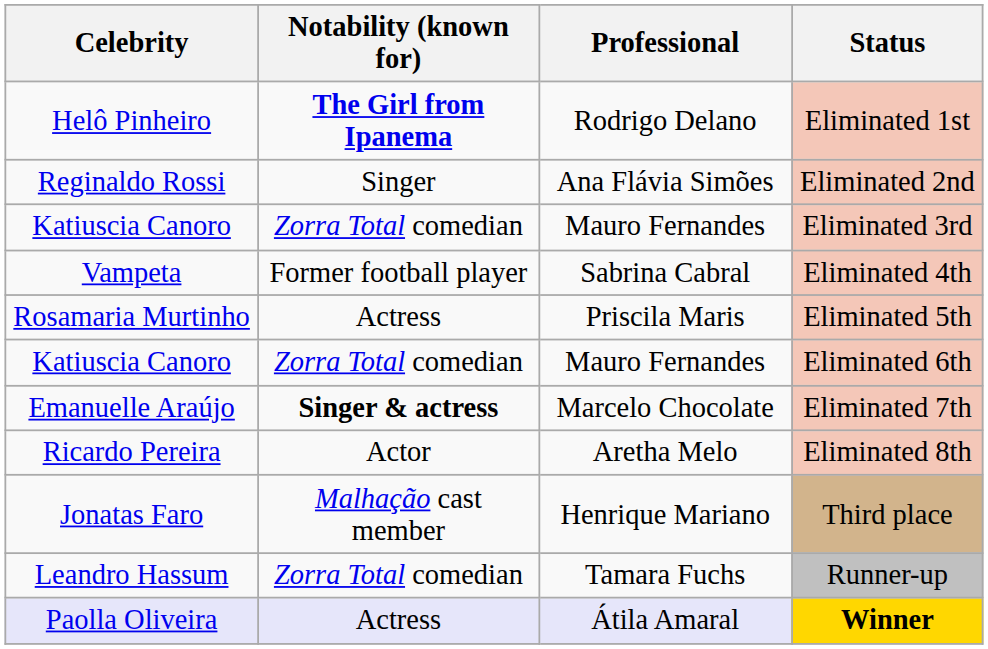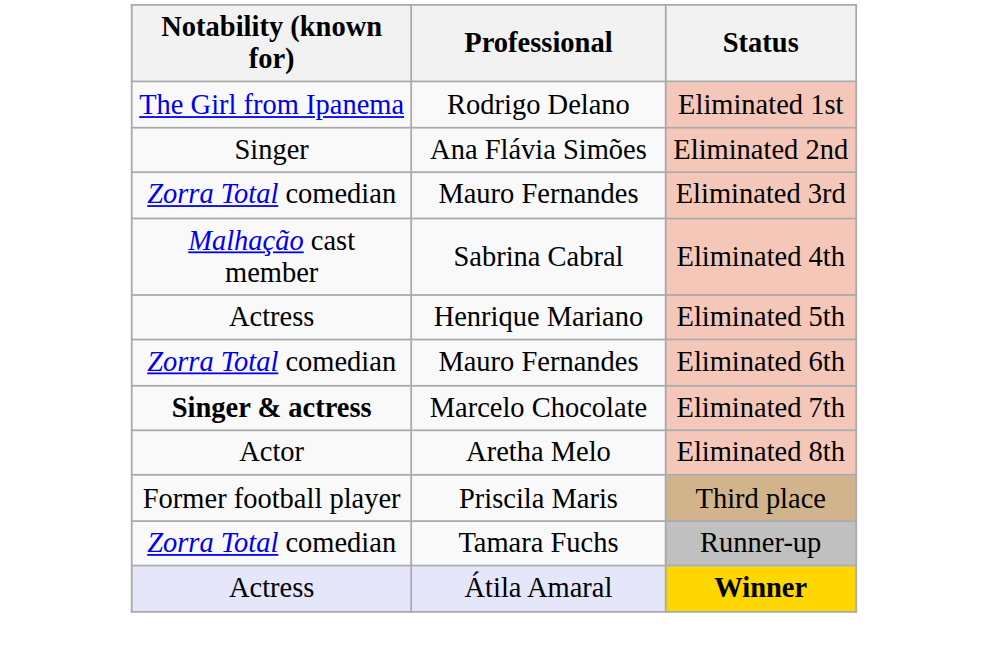- column: (132, 43)
(398, 120) bold -> (272, 104) normal
(398, 271) Former football player -> (272, 255) Malhação cast member
(665, 317) Priscila Maris -> (538, 317) Henrique Mariano
(398, 513) Malhação cast member -> (272, 497) Former football player
(665, 513) Henrique Mariano -> (538, 497) Priscila Maris
